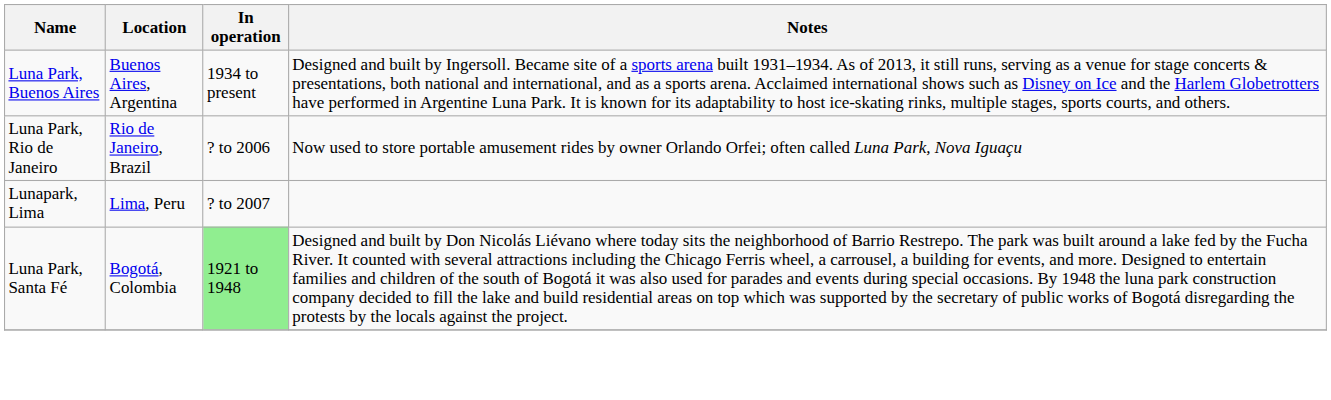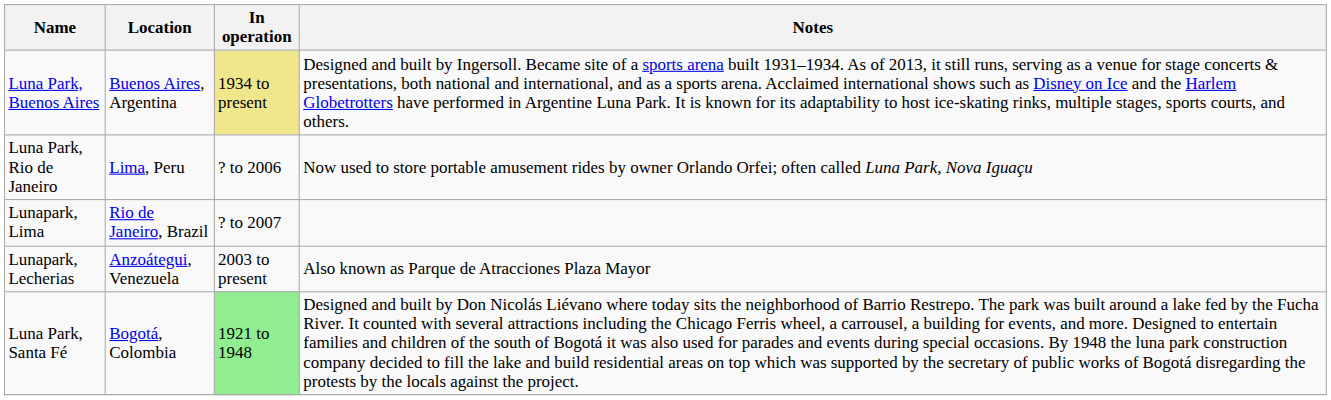(233, 83) no background -> (244, 92) khaki background
(136, 148) Rio de Janeiro, Brazil -> (147, 167) Lima, Peru
(147, 203) Lima, Peru -> (159, 222) Rio de Janeiro, Brazil
+ row: (43, 268)
